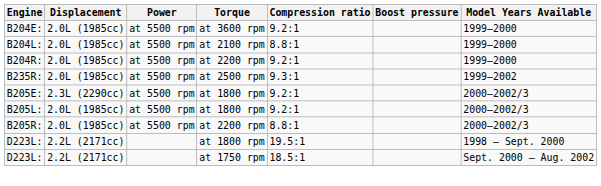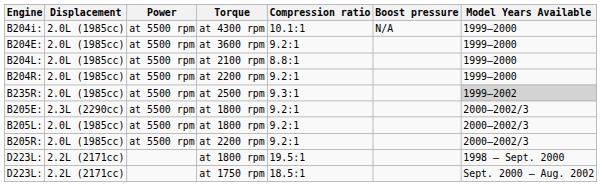+ row: (25, 29)
(490, 77) no background -> (490, 93) lightgrey background
(284, 125) 8.8:1 -> (284, 141) 9.2:1
